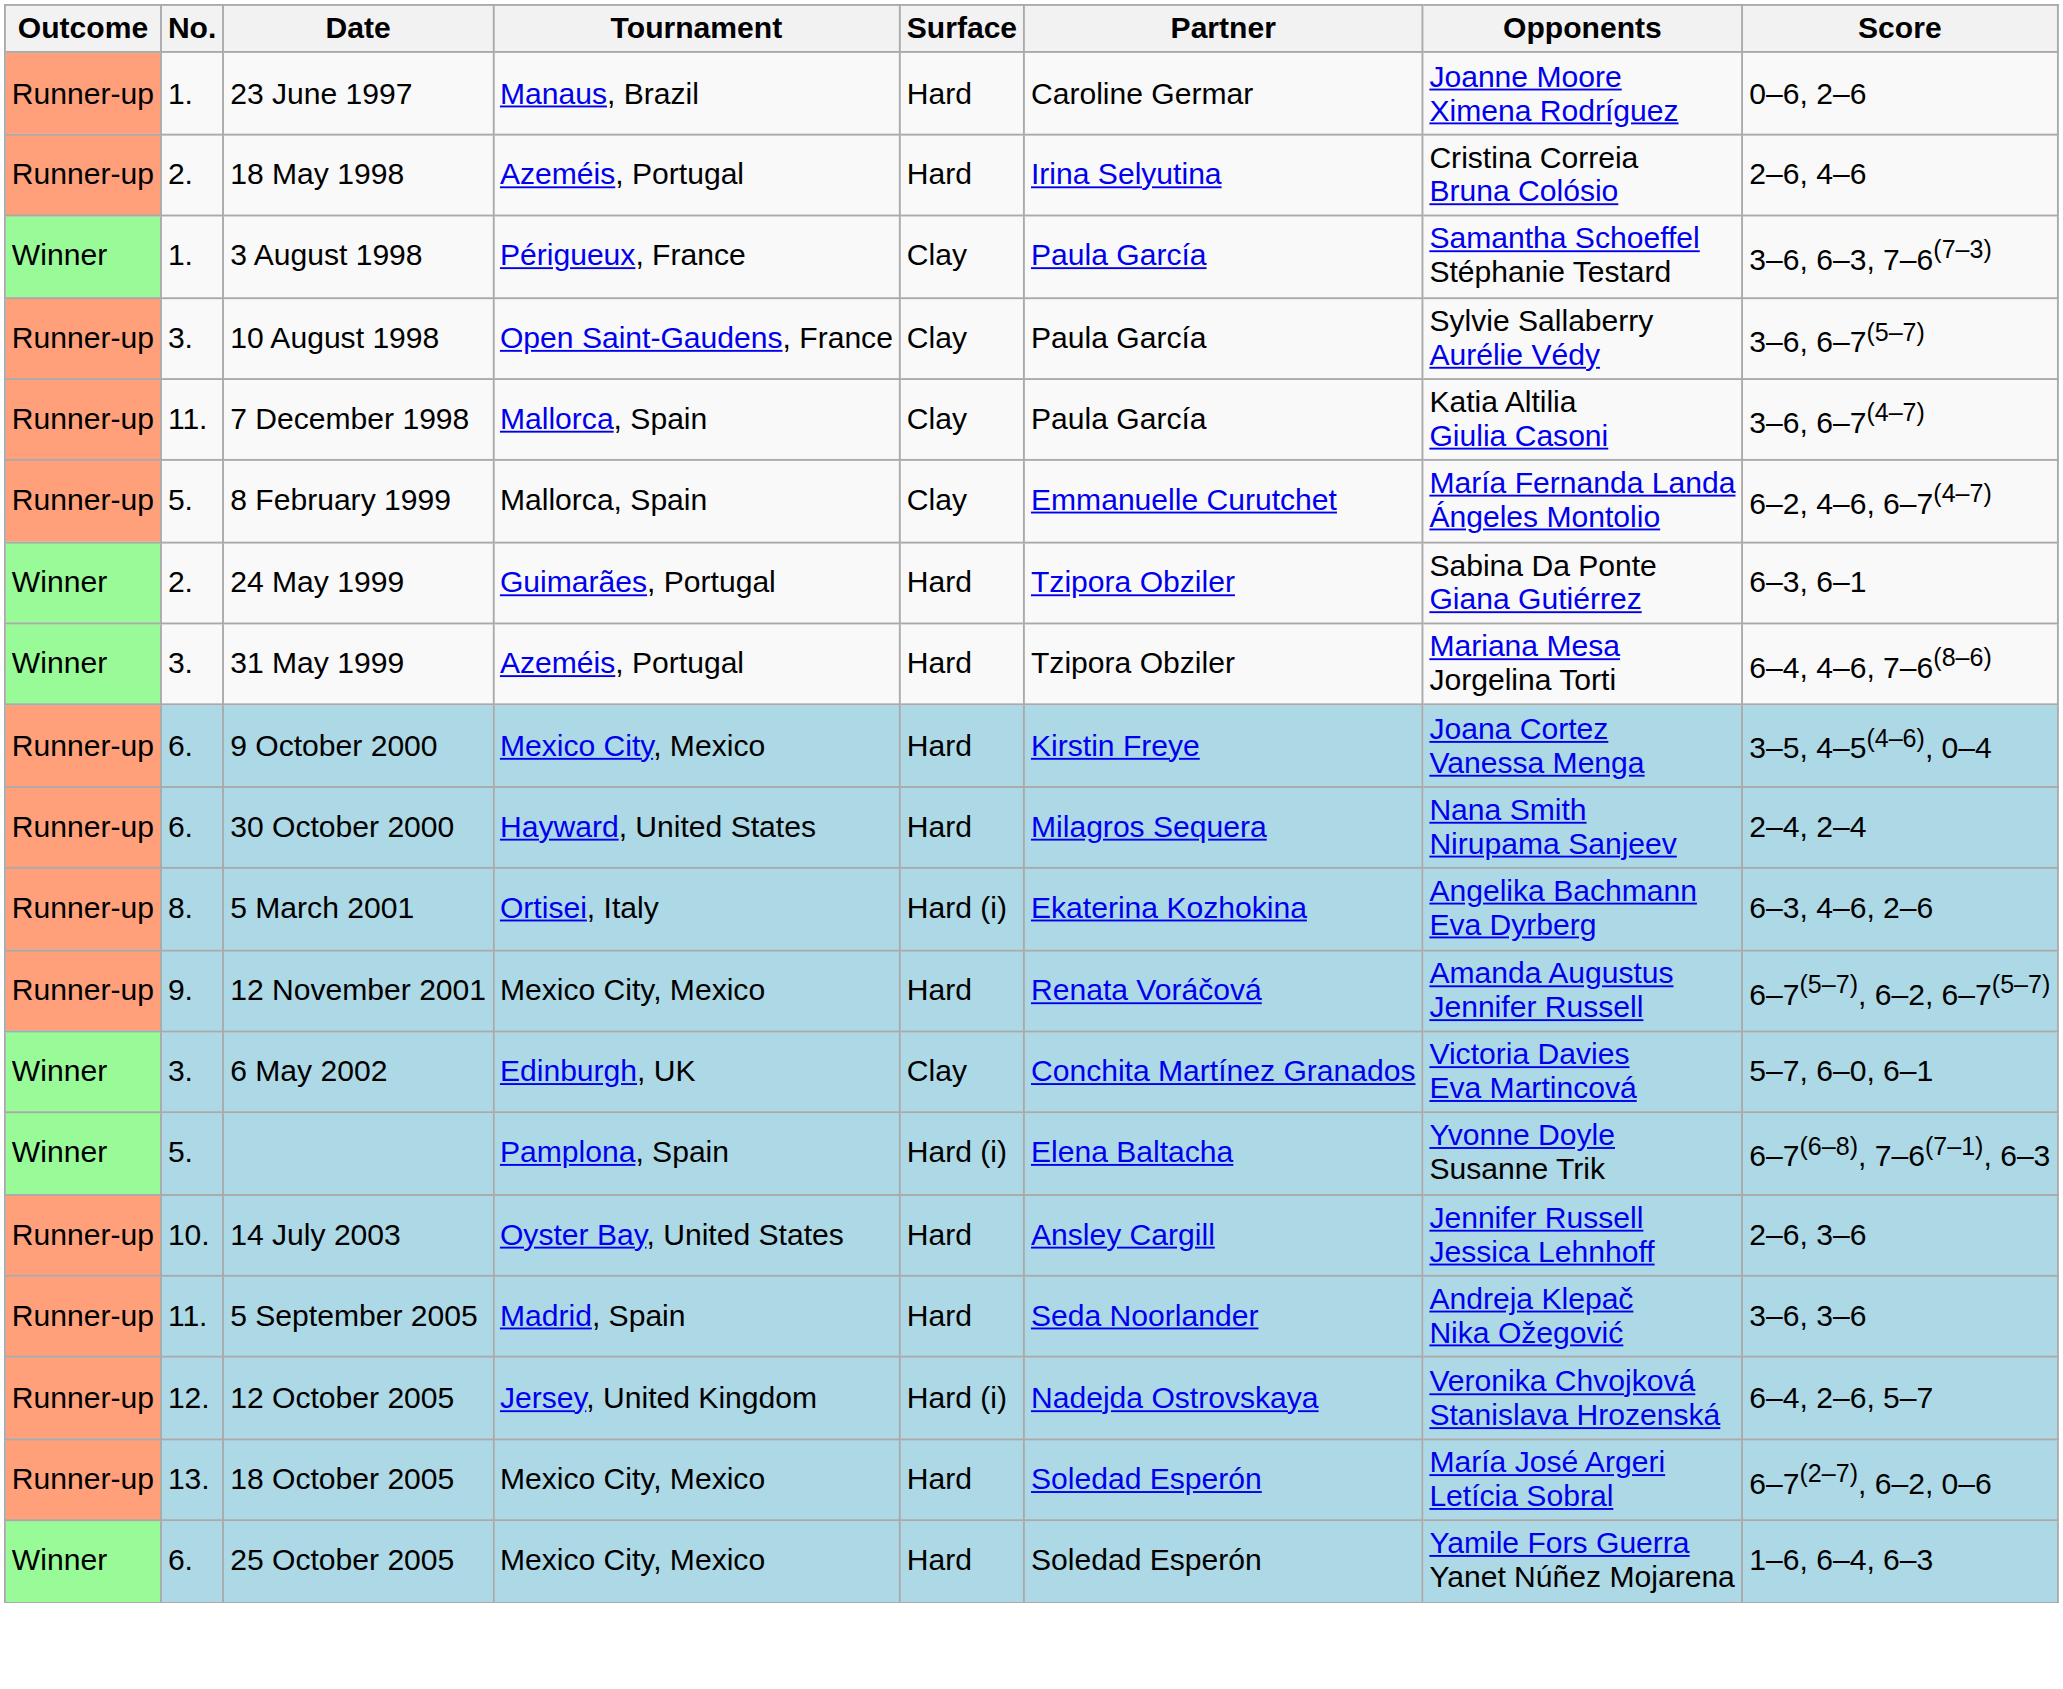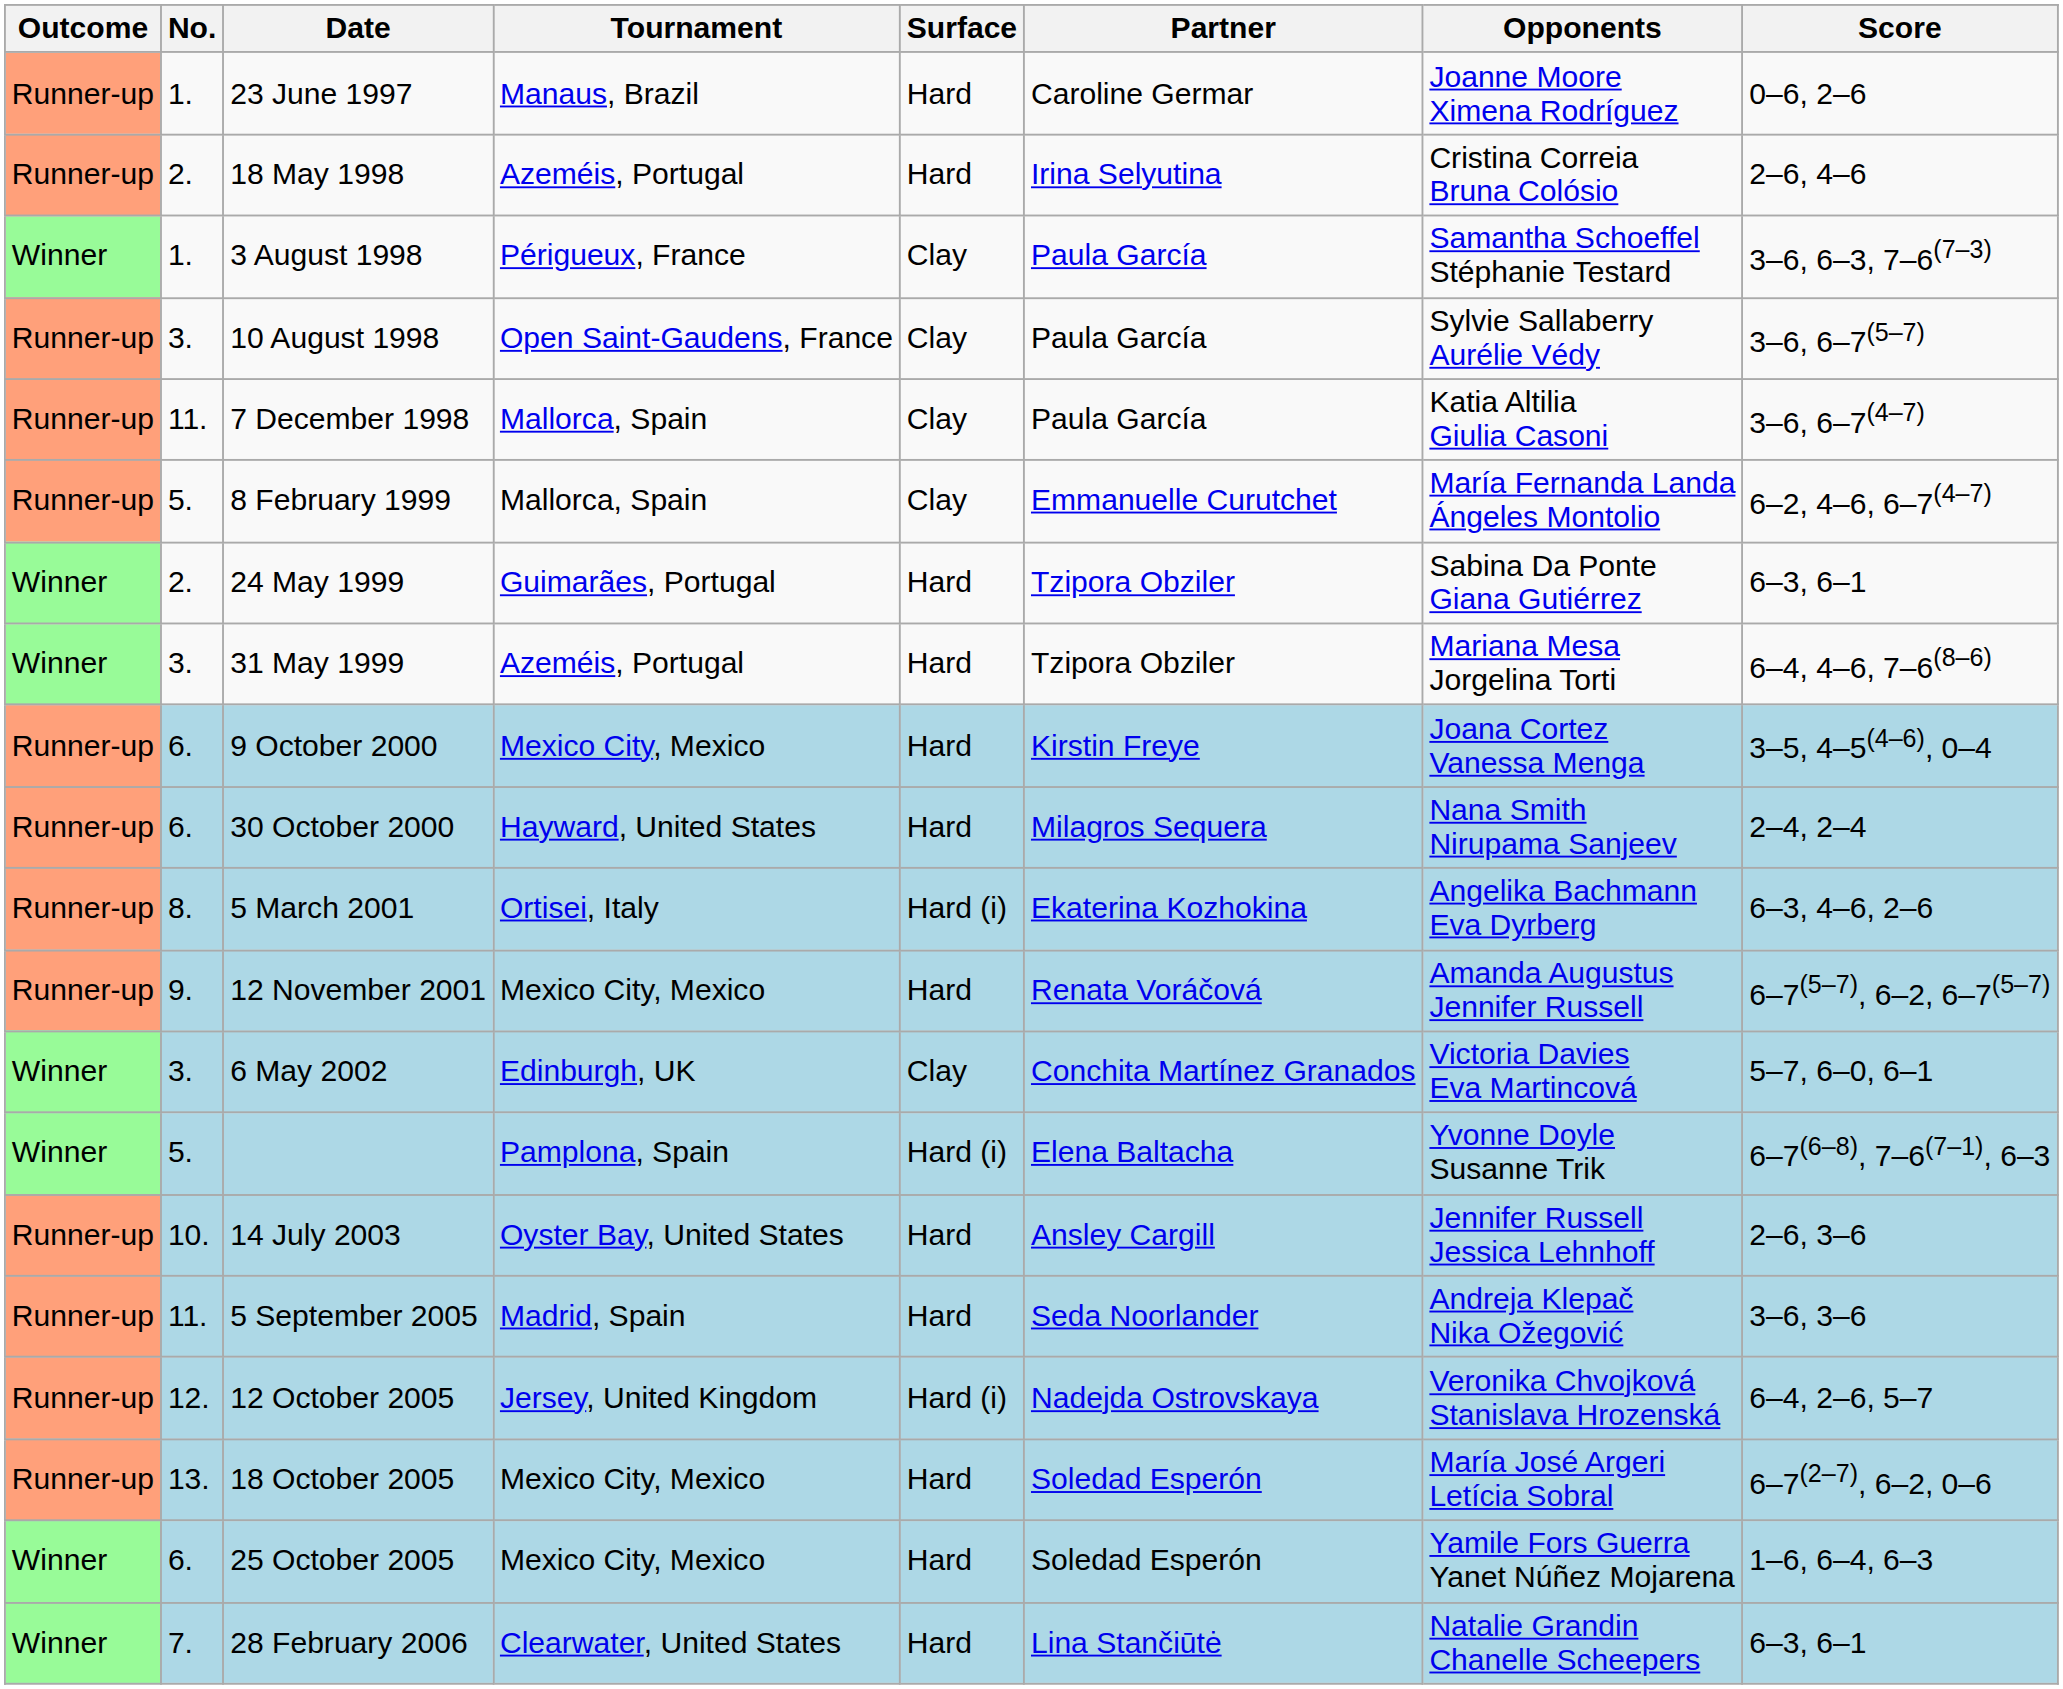+ row: (349, 1642)
